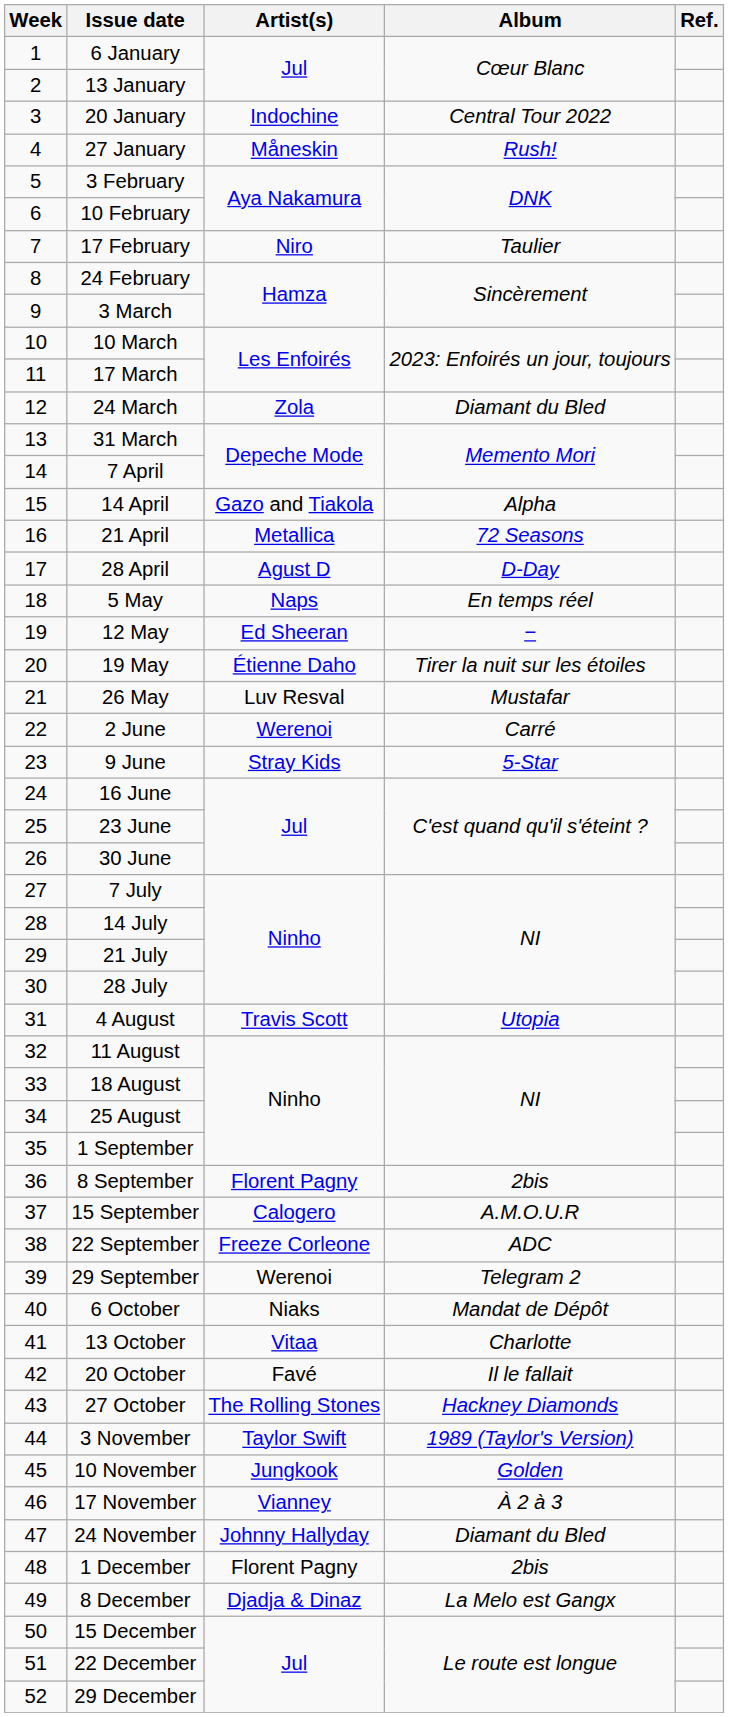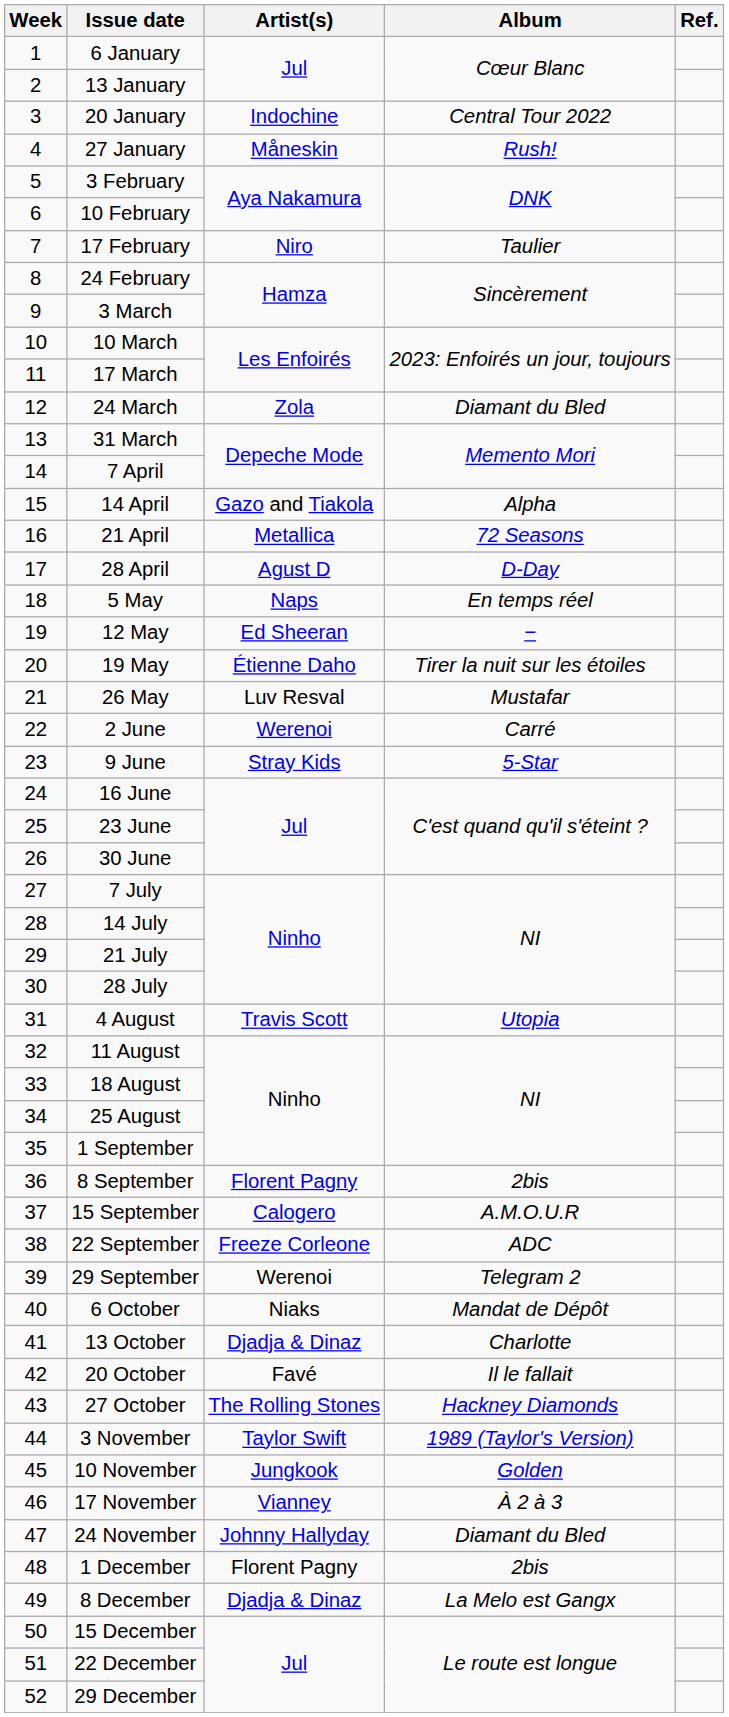(294, 1341) Vitaa -> (294, 1341) Djadja & Dinaz
